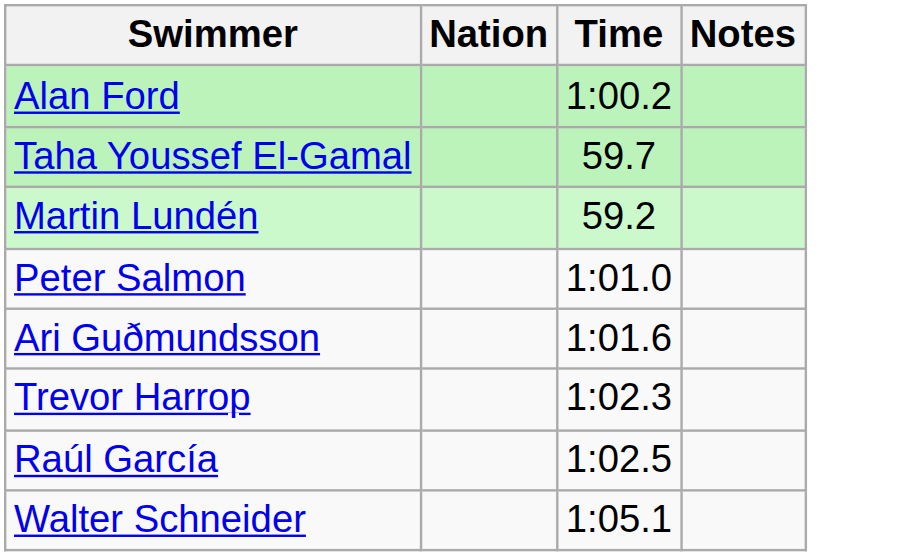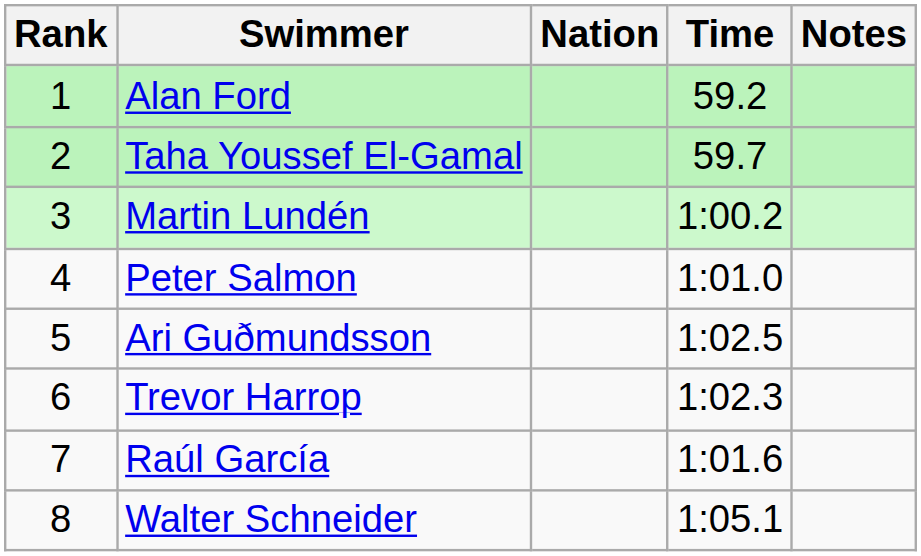+ column: (61, 34)
(619, 95) 1:00.2 -> (730, 95) 59.2
(619, 216) 59.2 -> (730, 216) 1:00.2
(619, 338) 1:01.6 -> (730, 338) 1:02.5
(619, 459) 1:02.5 -> (730, 459) 1:01.6
